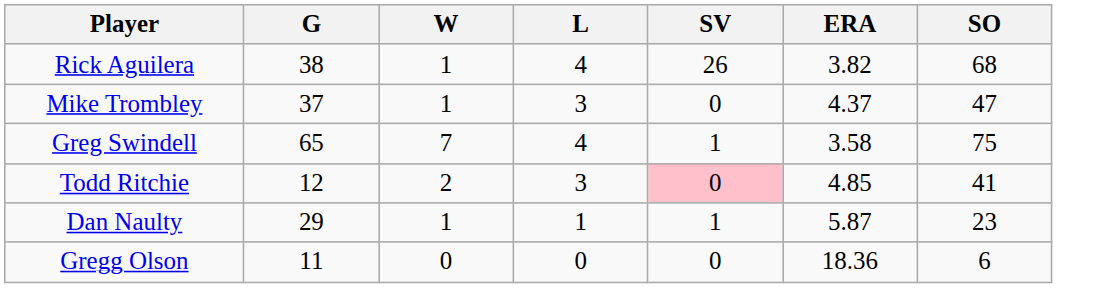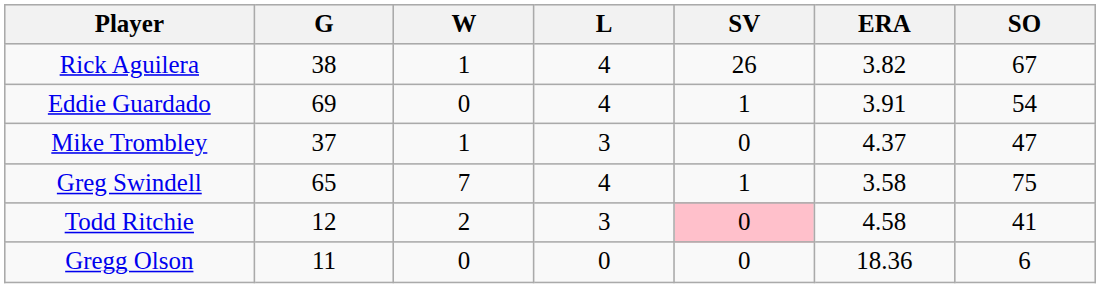(985, 63) 68 -> (1025, 63) 67
+ row: (129, 103)
(850, 182) 4.85 -> (884, 222) 4.58
- row: (124, 222)
